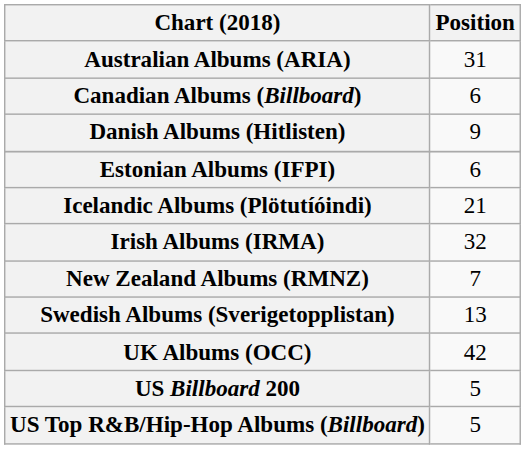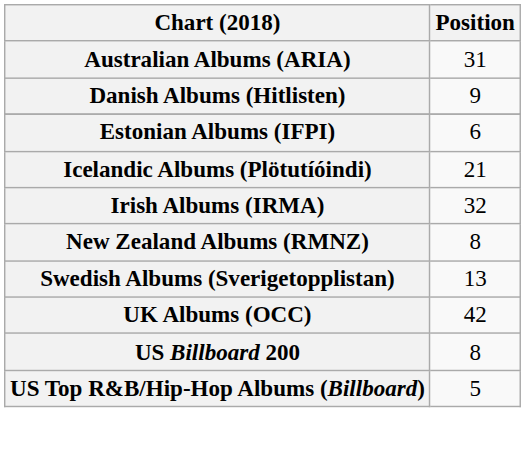- row: (217, 95)
(475, 278) 7 -> (475, 242) 8
(475, 388) 5 -> (475, 351) 8
